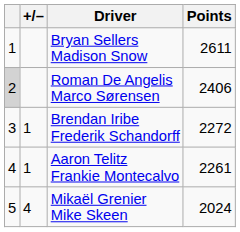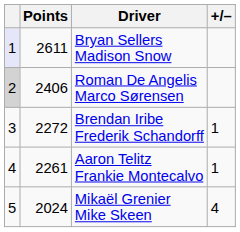columns swapped: (33, 16) <-> (209, 16)
(12, 48) no background -> (12, 48) lavender background
